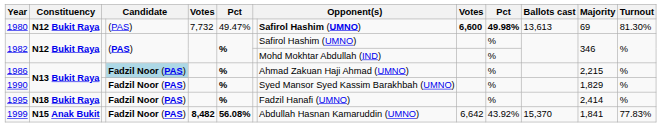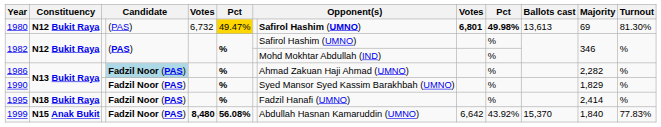(202, 26) 7,732 -> (202, 26) 6,732
(235, 26) no background -> (235, 26) gold background
(471, 26) 6,600 -> (471, 26) 6,801
(591, 70) 2,215 -> (591, 70) 2,282
(203, 114) 8,482 -> (203, 114) 8,480
(591, 114) 1,841 -> (591, 114) 1,840
